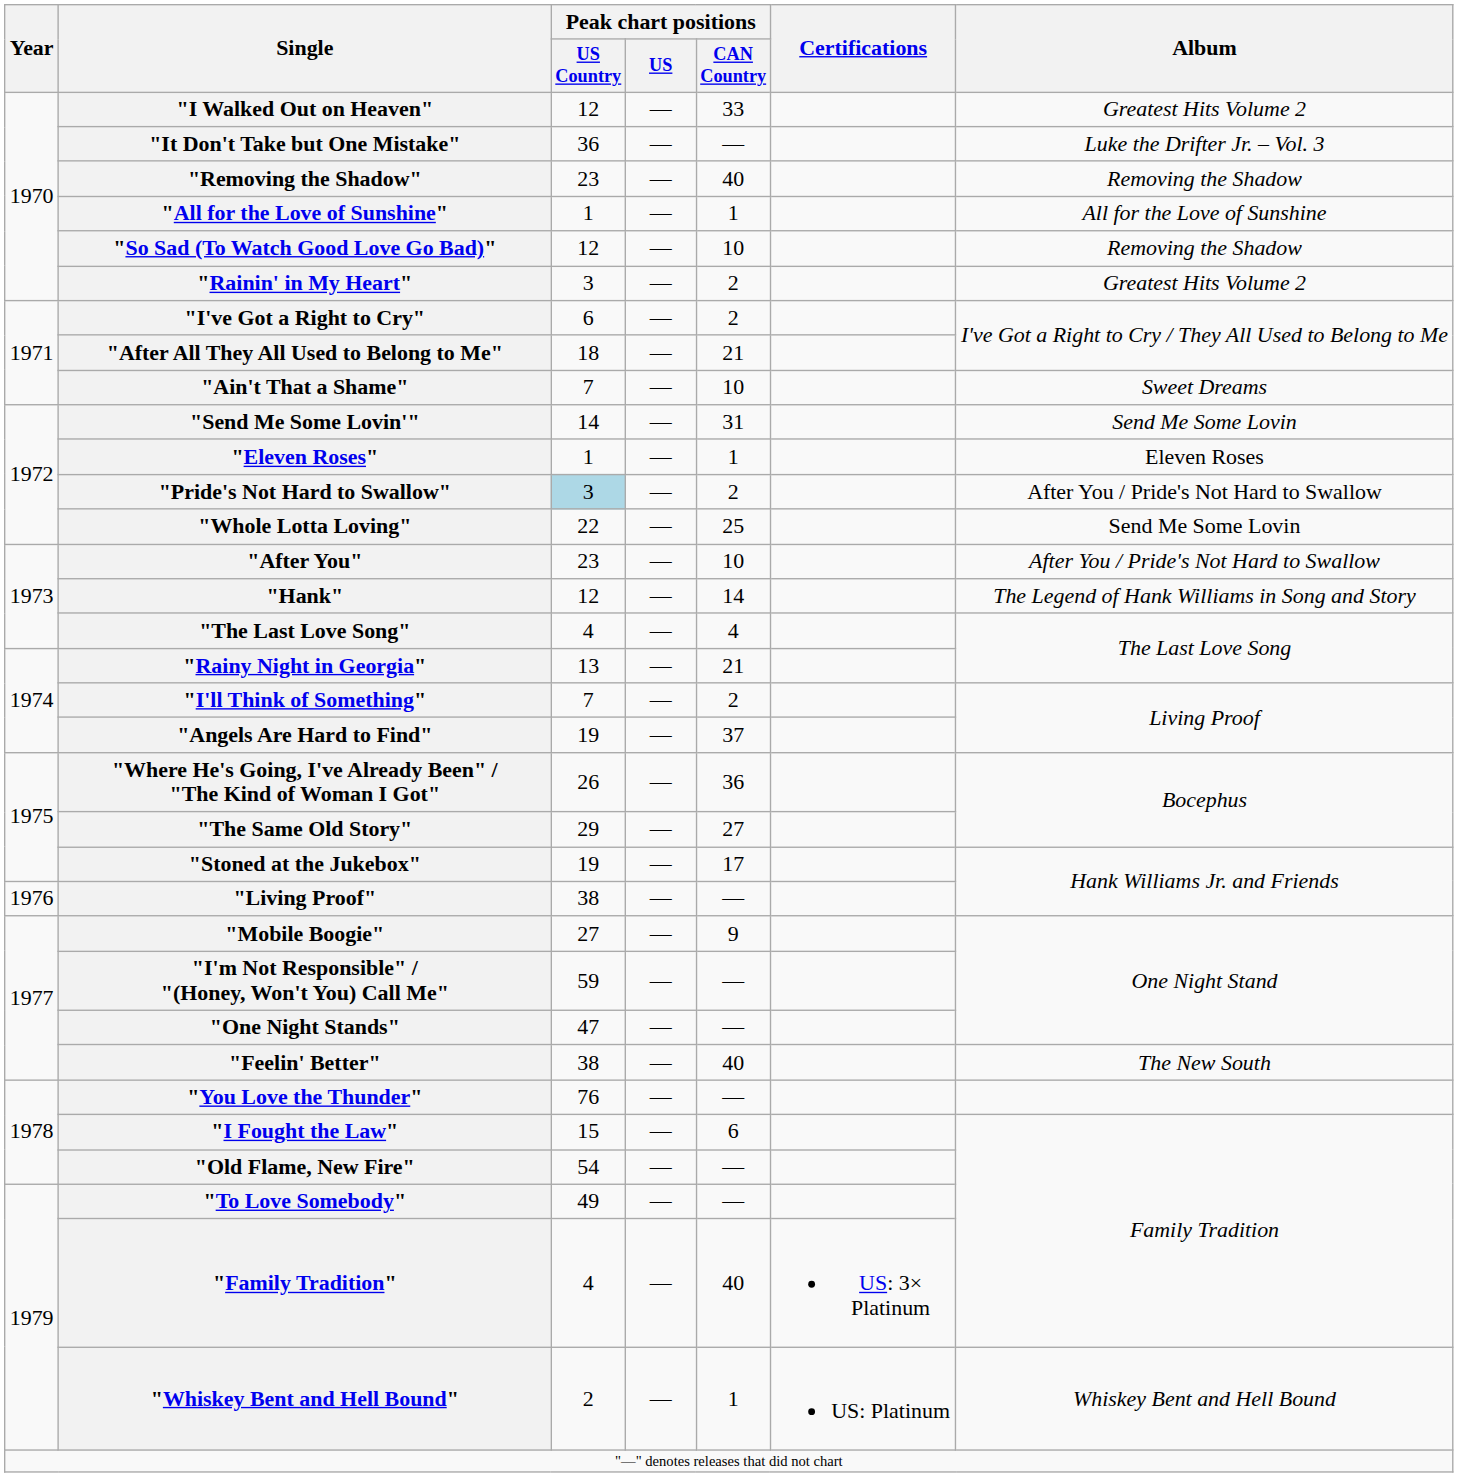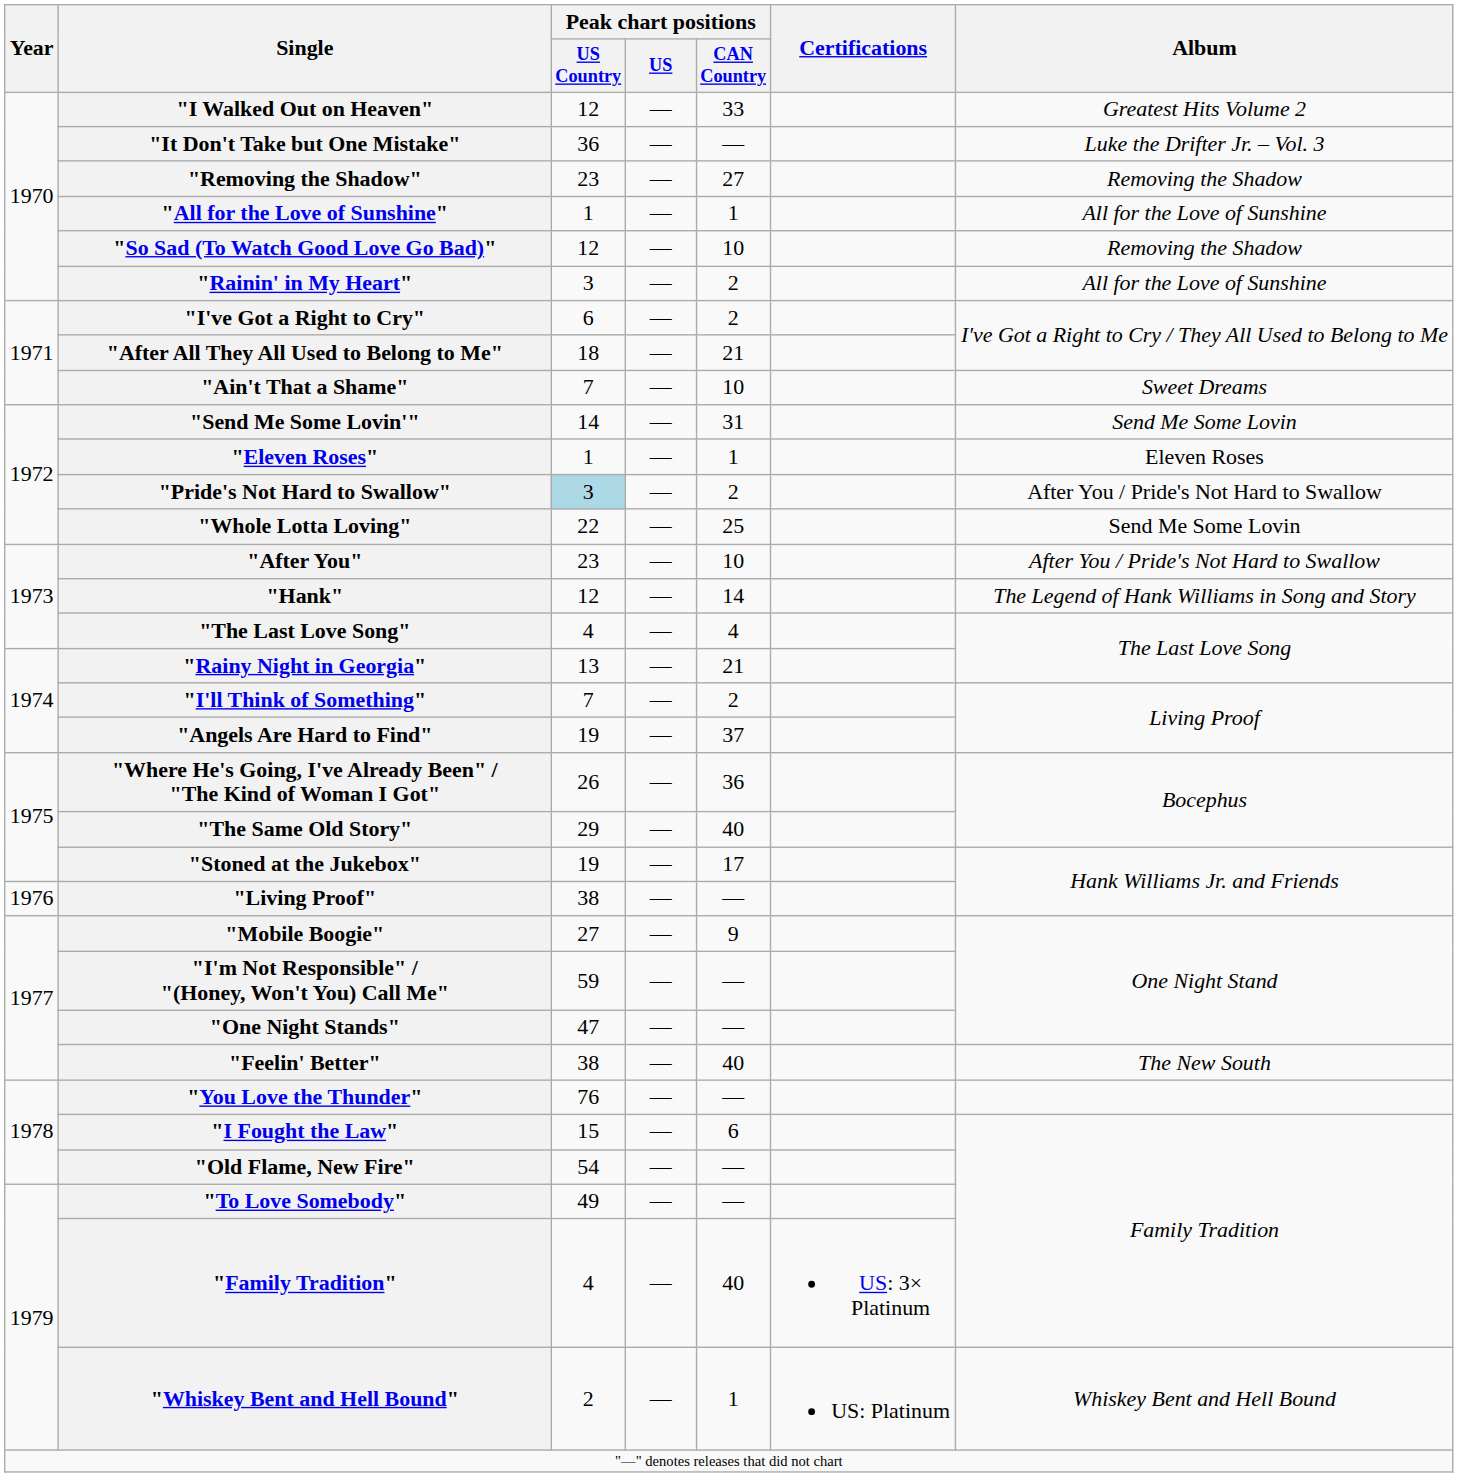(733, 178) 40 -> (733, 178) 27
(1204, 282) Greatest Hits Volume 2 -> (1204, 282) All for the Love of Sunshine
(733, 829) 27 -> (733, 829) 40
